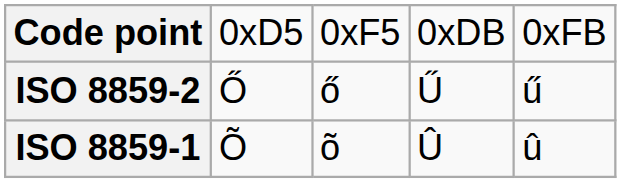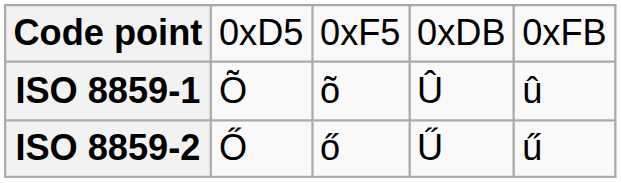rows swapped: (108, 147) <-> (108, 90)
